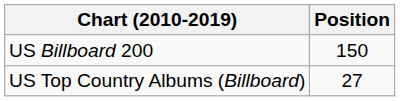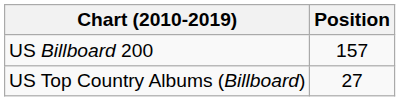(352, 50) 150 -> (352, 50) 157
